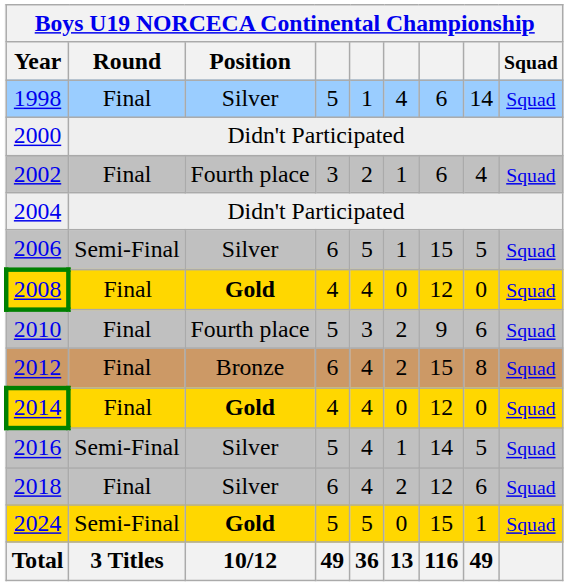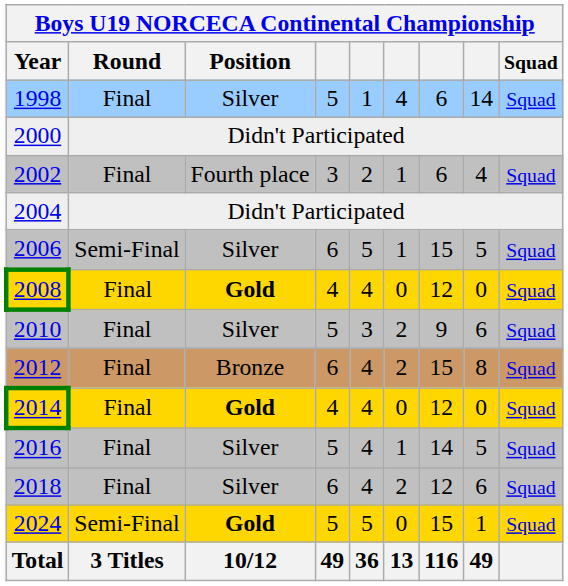(250, 328) Fourth place -> (250, 328) Silver
(127, 447) Semi-Final -> (127, 447) Final
